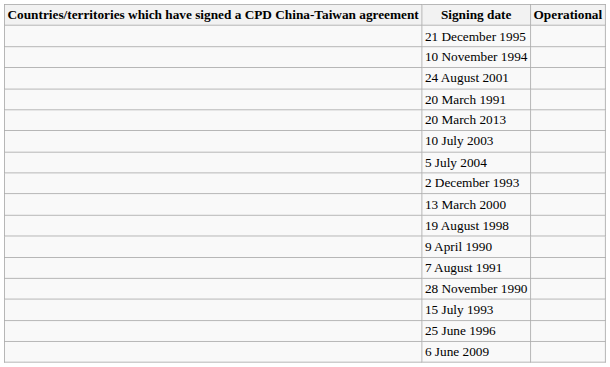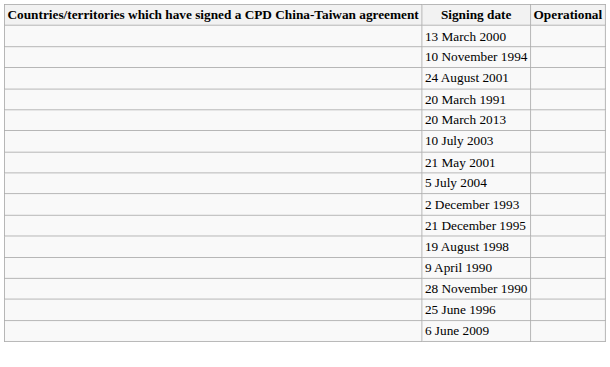rows swapped: (475, 36) <-> (465, 204)
+ row: (460, 162)
- row: (464, 267)
- row: (459, 309)
